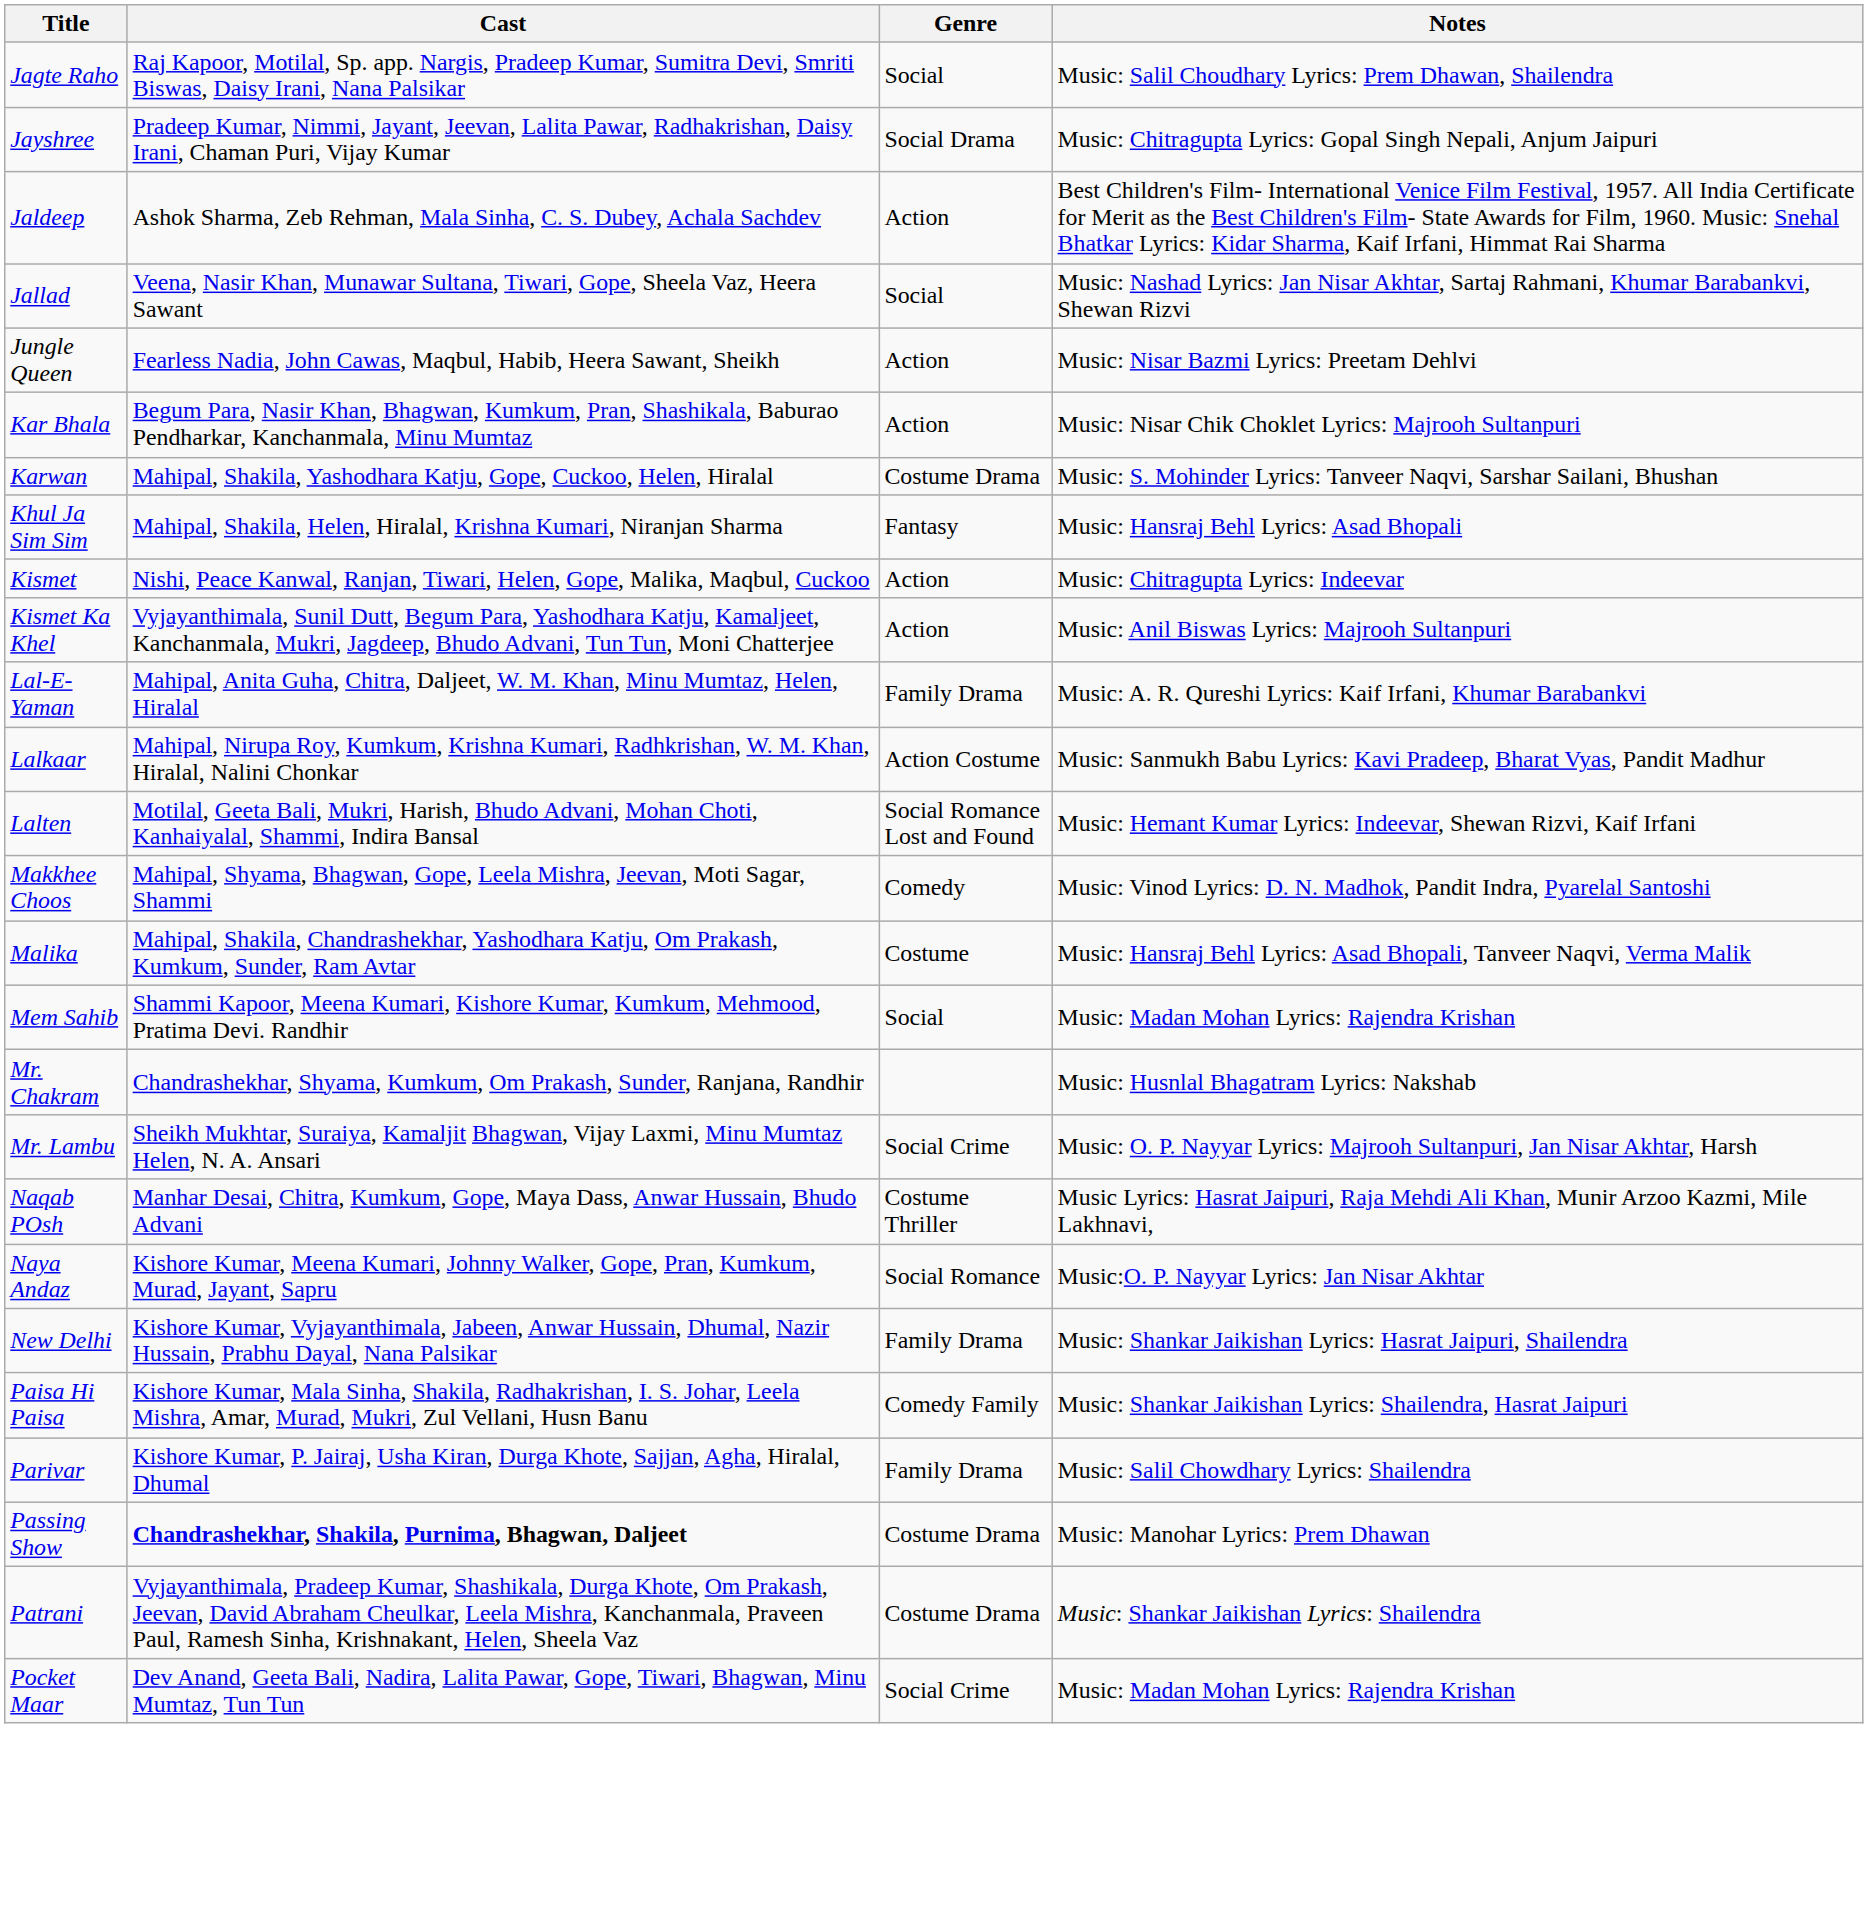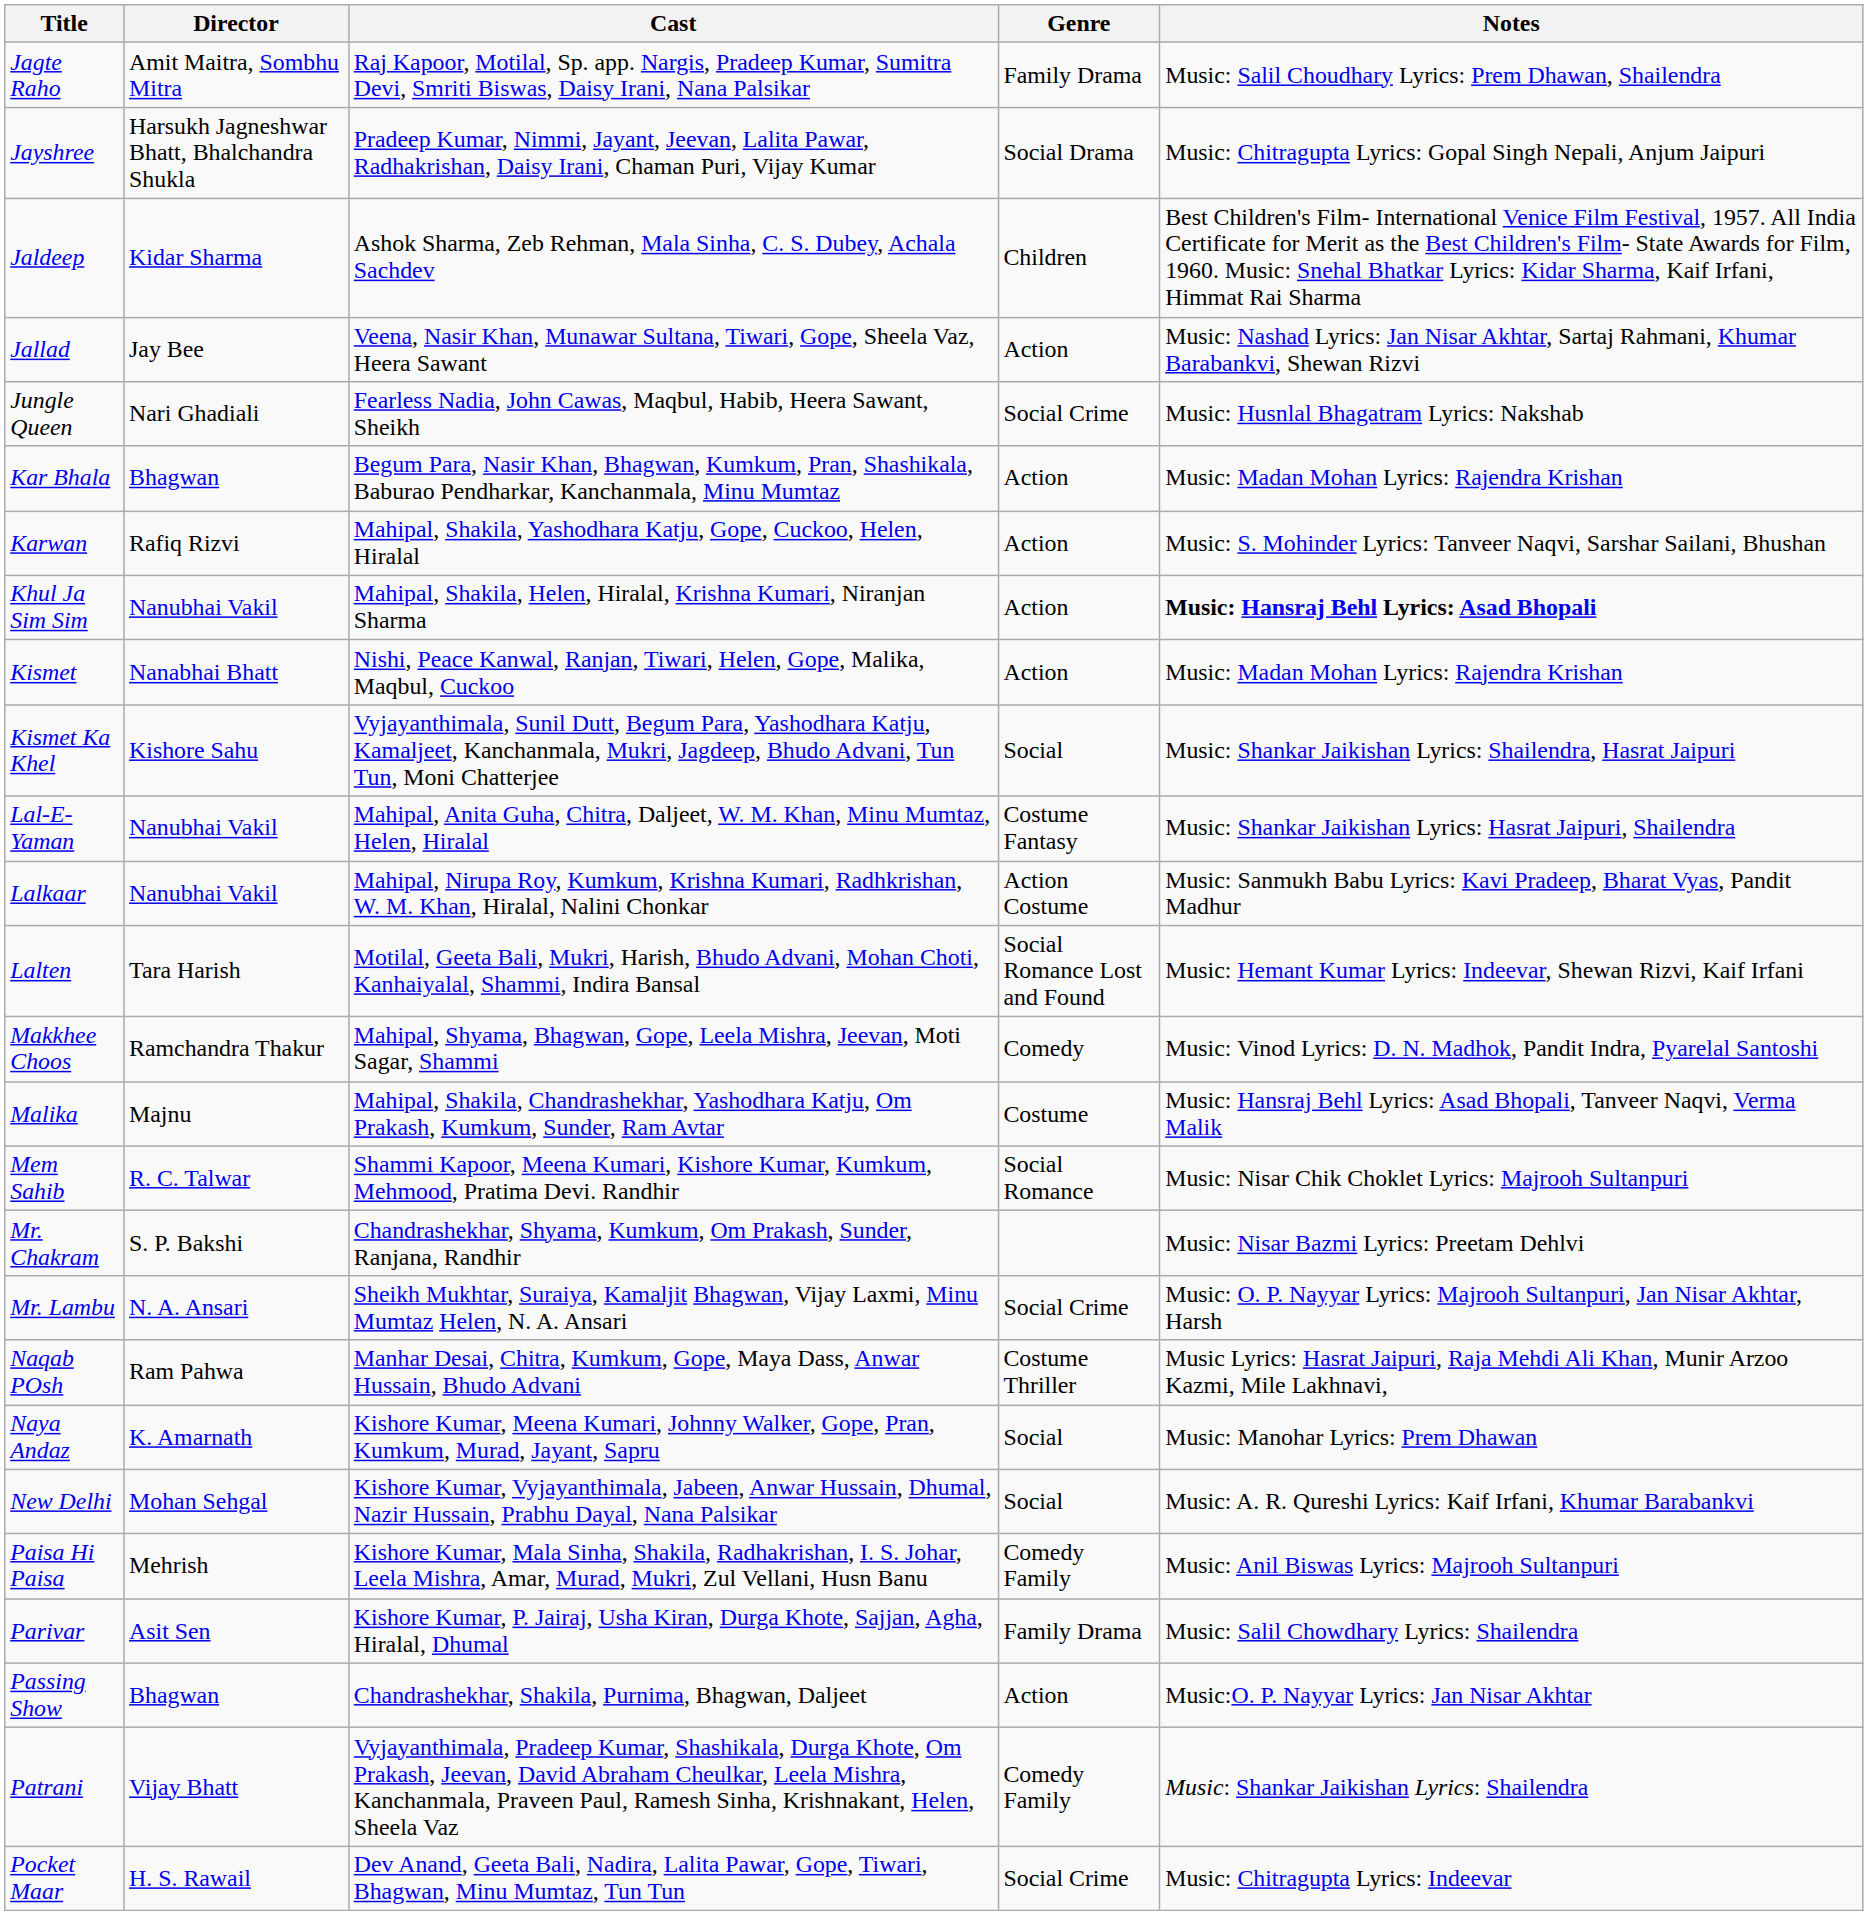+ column: (236, 23)
(914, 74) Social -> (1073, 74) Family Drama
(917, 217) Action -> (1045, 257) Children
(914, 295) Social -> (1036, 348) Action
(917, 359) Action -> (1066, 413) Social Crime
(1267, 359) Music: Nisar Bazmi Lyrics: Preetam Dehlvi -> (1374, 413) Music: Husnlal Bhagatram Lyrics: Nakshab
(1319, 424) Music: Nisar Chik Choklet Lyrics: Majrooh Sultanpuri -> (1394, 478) Music: Madan Mohan Lyrics: Rajendra Krishan
(962, 475) Costume Drama -> (1036, 542) Action
(921, 527) Fantasy -> (1036, 607) Action
(1260, 527) normal -> (1381, 607) bold
(1231, 578) Music: Chitragupta Lyrics: Indeevar -> (1394, 672) Music: Madan Mohan Lyrics: Rajendra Krishan
(917, 629) Action -> (1033, 750) Social
(1284, 629) Music: Anil Biswas Lyrics: Majrooh Sultanpuri -> (1450, 750) Music: Shankar Jaikishan Lyrics: Shailendra, Hasrat Jaipuri
(954, 694) Family Drama -> (1046, 828) Costume Fantasy
(1352, 694) Music: A. R. Qureshi Lyrics: Kaif Irfani, Khumar Barabankvi -> (1450, 828) Music: Shankar Jaikishan Lyrics: Hasrat Jaipuri, Shailendra
(914, 1017) Social -> (1048, 1178) Social Romance
(1286, 1017) Music: Madan Mohan Lyrics: Rajendra Krishan -> (1427, 1178) Music: Nisar Chik Choklet Lyrics: Majrooh Sultanpuri
(1267, 1081) Music: Husnlal Bhagatram Lyrics: Nakshab -> (1375, 1242) Music: Nisar Bazmi Lyrics: Preetam Dehlvi
(962, 1275) Social Romance -> (1033, 1436) Social
(1271, 1275) Music:O. P. Nayyar Lyrics: Jan Nisar Akhtar -> (1351, 1436) Music: Manohar Lyrics: Prem Dhawan
(954, 1340) Family Drama -> (1033, 1501) Social
(1343, 1340) Music: Shankar Jaikishan Lyrics: Hasrat Jaipuri, Shailendra -> (1459, 1501) Music: A. R. Qureshi Lyrics: Kaif Irfani, Khumar Barabankvi
(1343, 1405) Music: Shankar Jaikishan Lyrics: Shailendra, Hasrat Jaipuri -> (1392, 1565) Music: Anil Biswas Lyrics: Majrooh Sultanpuri
(410, 1534) bold -> (610, 1695) normal
(962, 1534) Costume Drama -> (1036, 1695) Action
(1244, 1534) Music: Manohar Lyrics: Prem Dhawan -> (1378, 1695) Music:O. P. Nayyar Lyrics: Jan Nisar Akhtar
(962, 1612) Costume Drama -> (1044, 1786) Comedy Family
(1286, 1690) Music: Madan Mohan Lyrics: Rajendra Krishan -> (1338, 1878) Music: Chitragupta Lyrics: Indeevar
